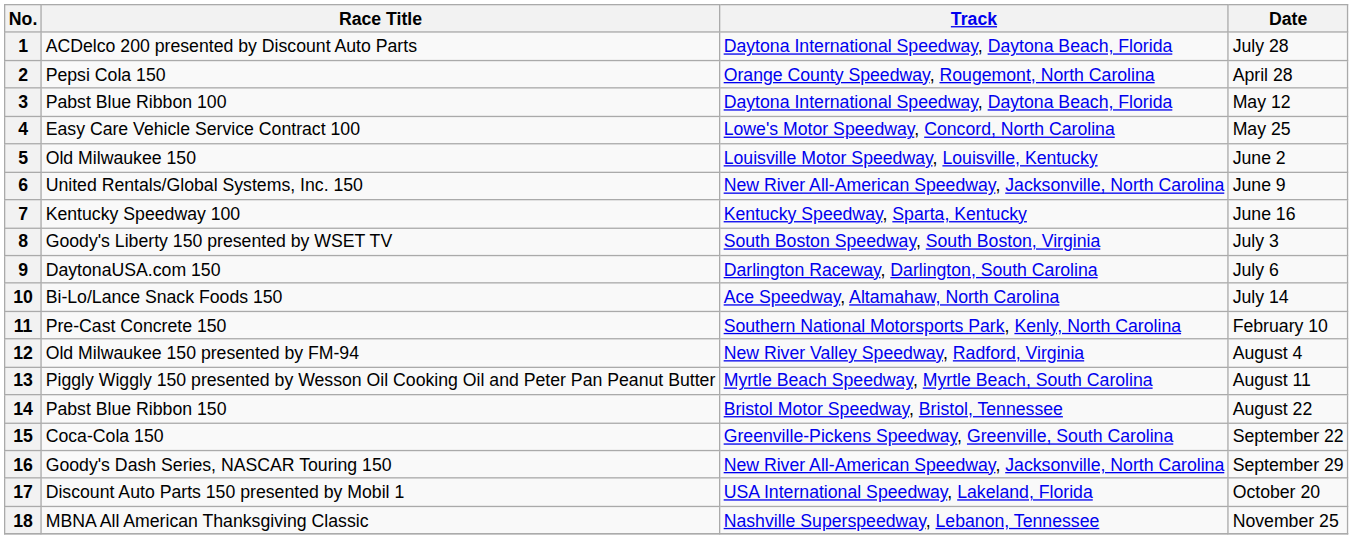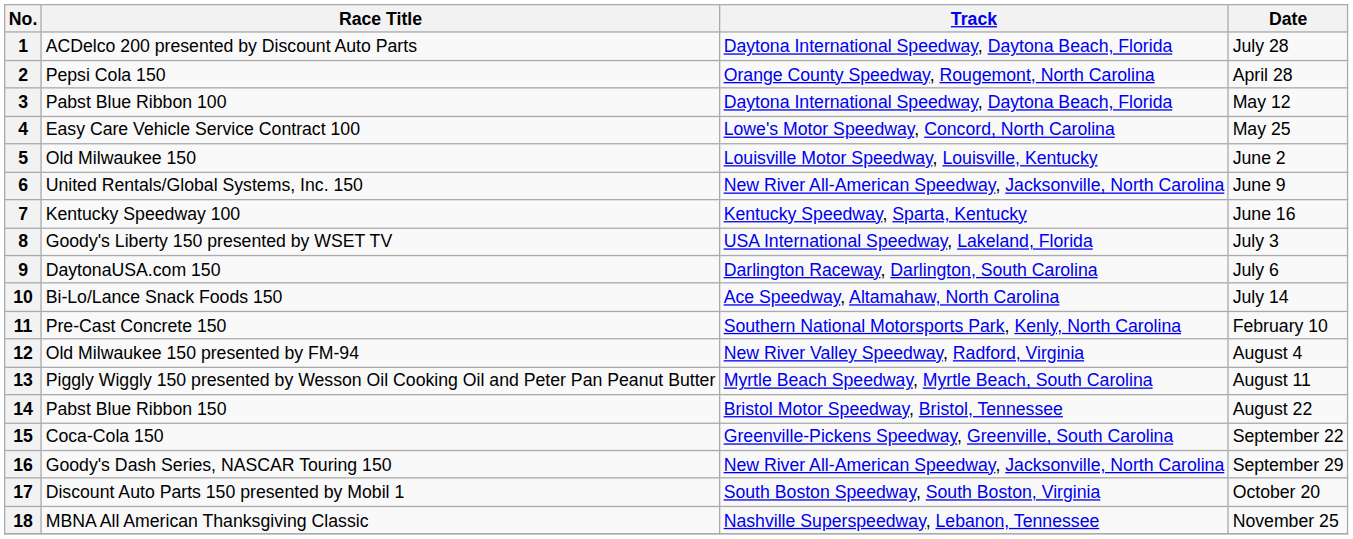(912, 241) South Boston Speedway, South Boston, Virginia -> (908, 241) USA International Speedway, Lakeland, Florida
(908, 492) USA International Speedway, Lakeland, Florida -> (912, 492) South Boston Speedway, South Boston, Virginia
